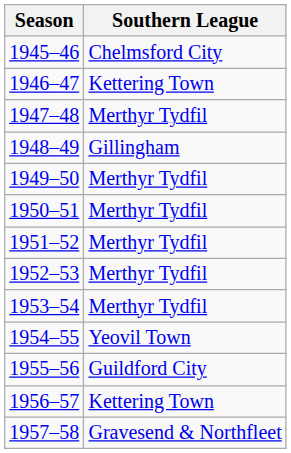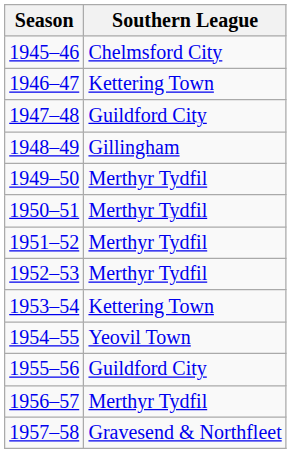(148, 115) Merthyr Tydfil -> (148, 115) Guildford City
(148, 305) Merthyr Tydfil -> (151, 305) Kettering Town
(151, 400) Kettering Town -> (148, 400) Merthyr Tydfil
